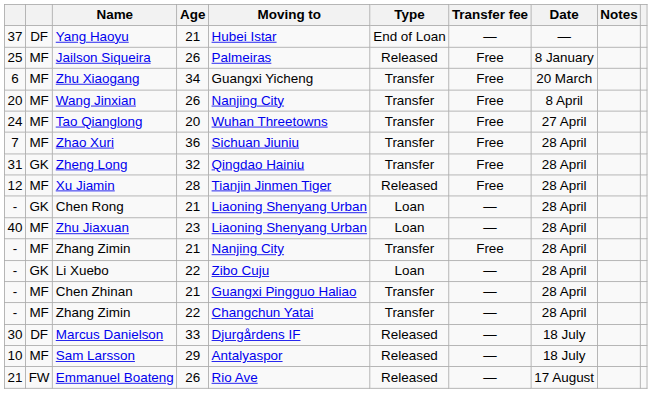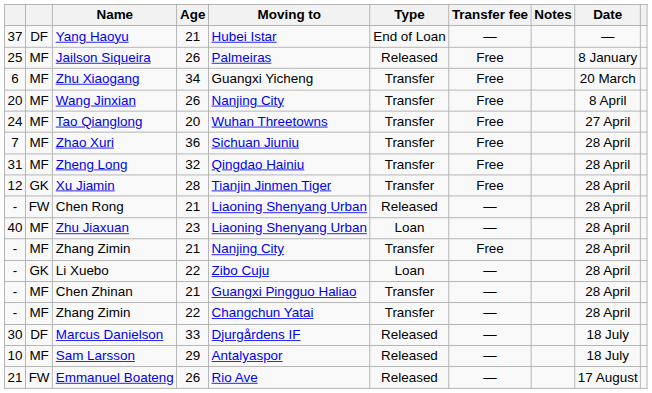columns swapped: (564, 15) <-> (619, 15)
(39, 164) GK -> (39, 164) MF
(39, 185) MF -> (39, 185) GK
(409, 185) Released -> (409, 185) Transfer
(39, 206) GK -> (39, 206) FW
(409, 206) Loan -> (409, 206) Released
